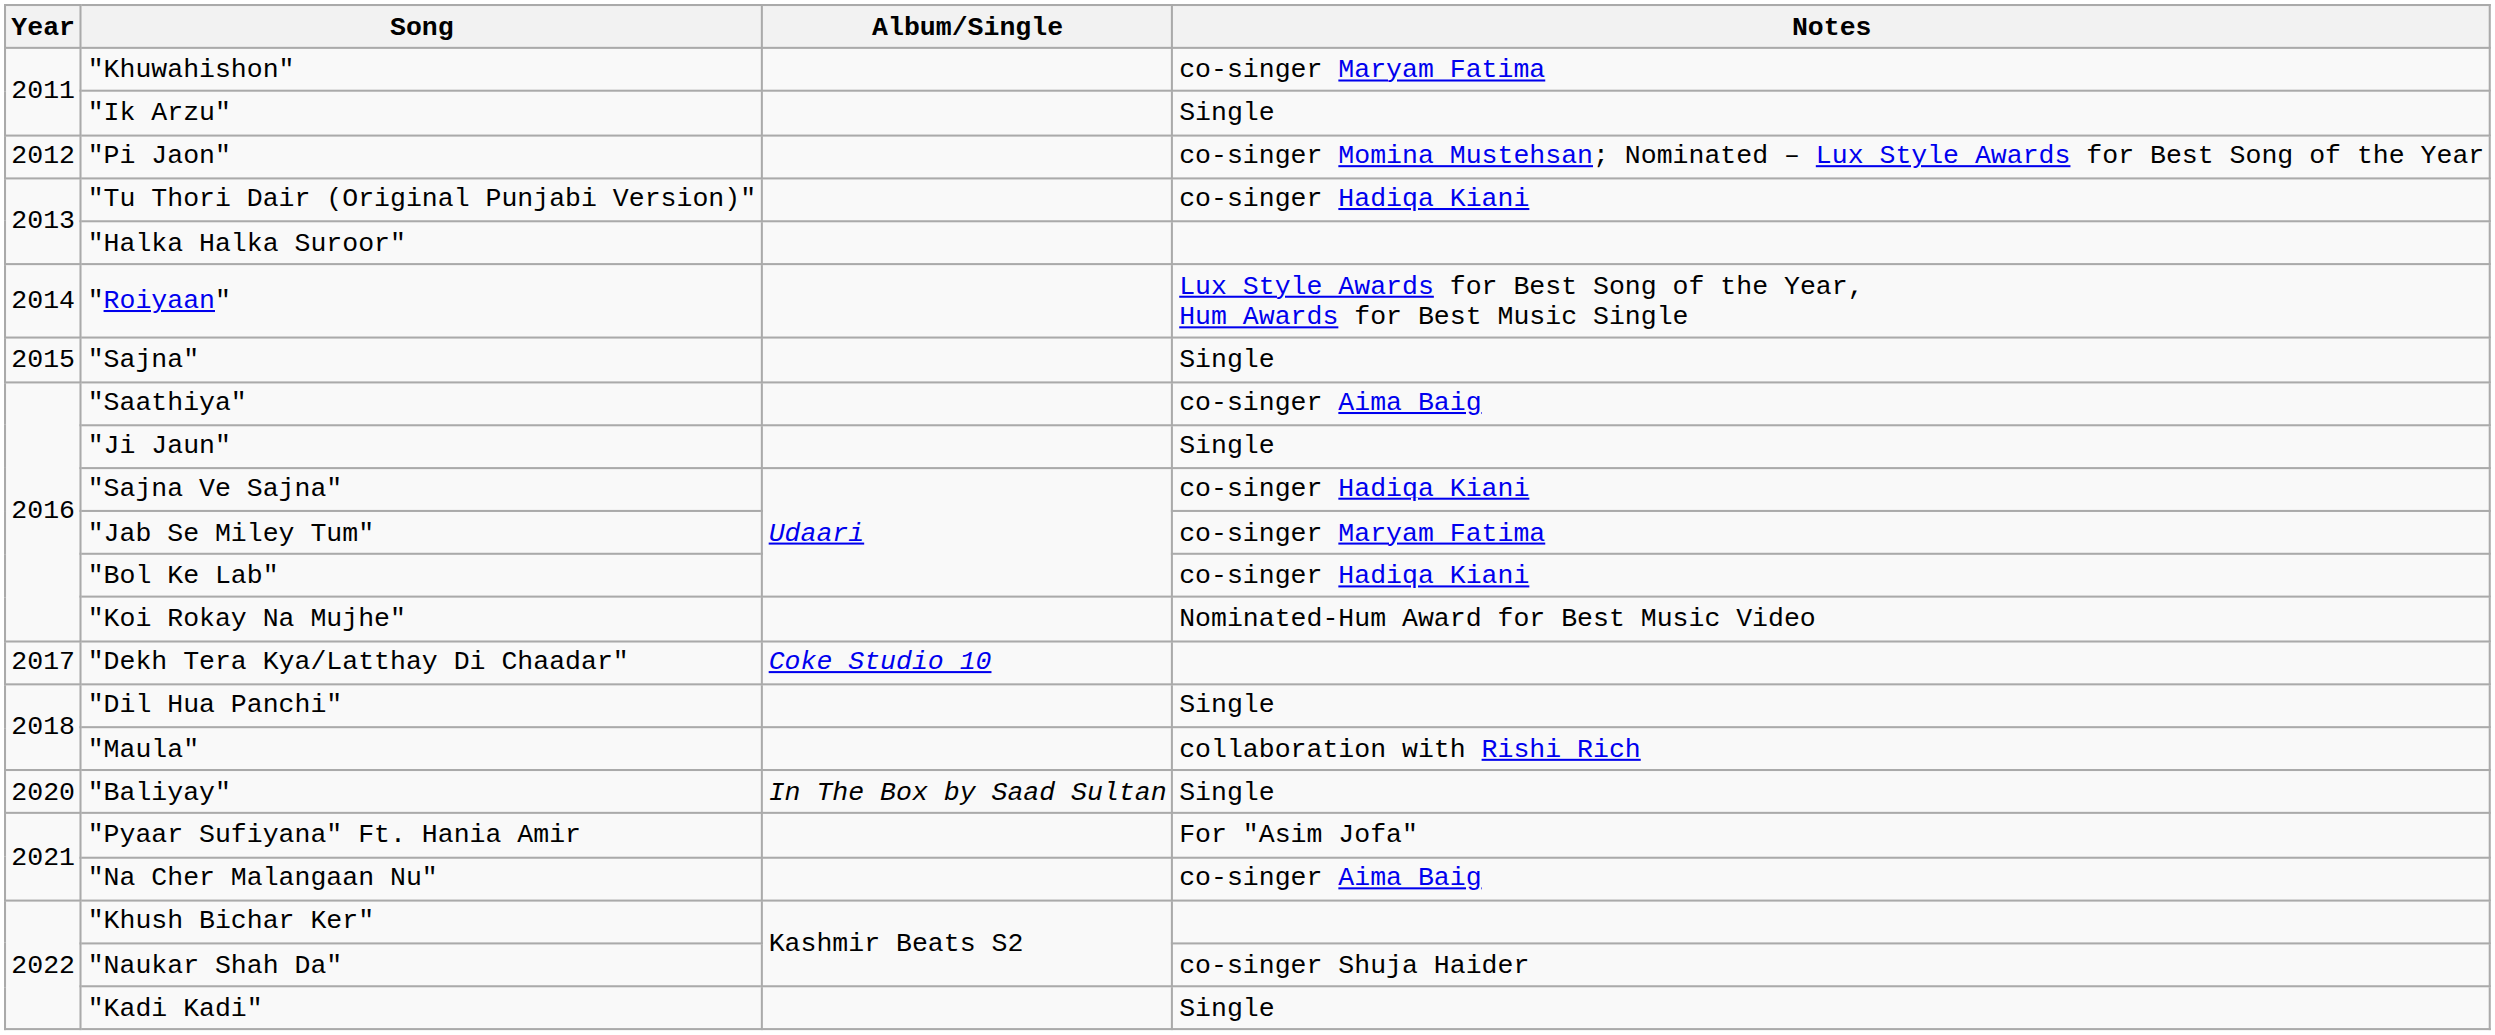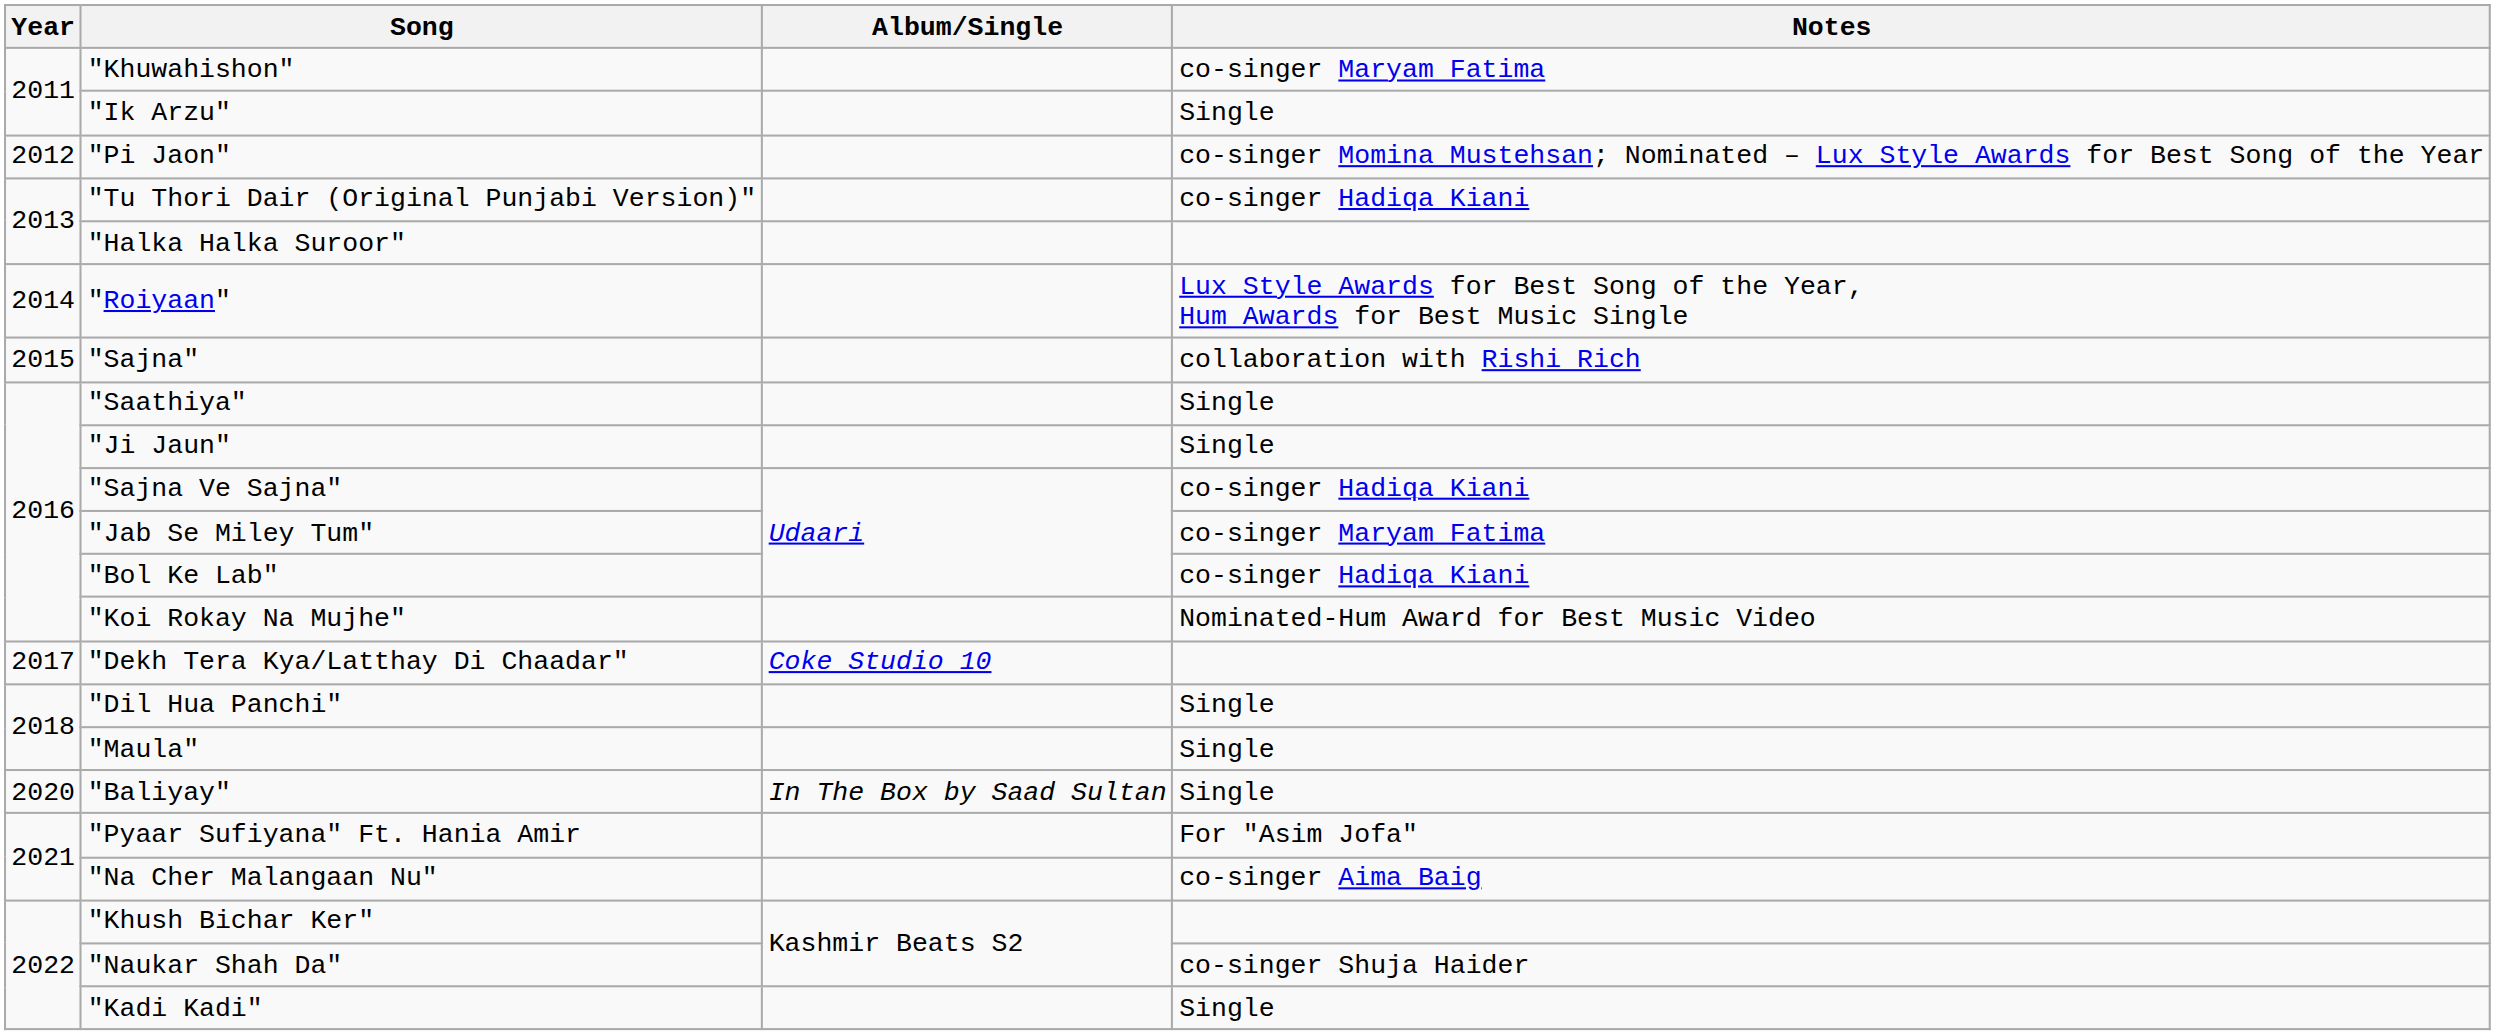(1227, 360) Single -> (1410, 360) collaboration with Rishi Rich
(1330, 403) co-singer Aima Baig -> (1227, 403) Single
(1410, 749) collaboration with Rishi Rich -> (1227, 749) Single
